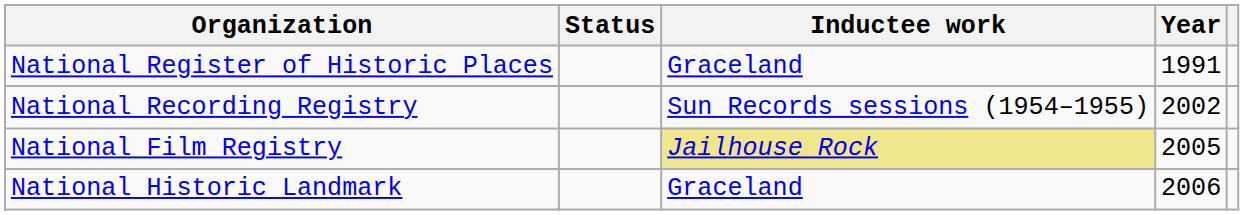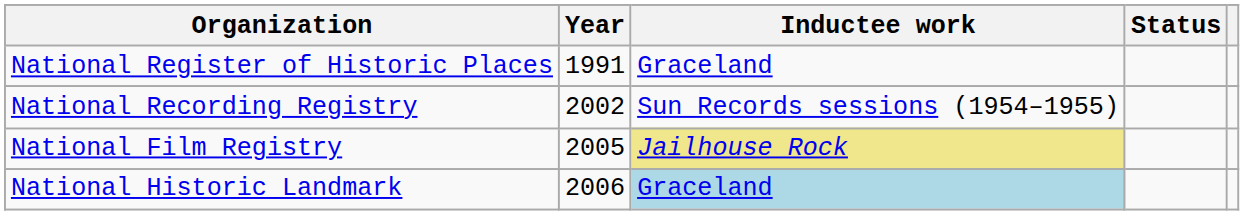columns swapped: (1191, 25) <-> (610, 25)
(735, 189) no background -> (705, 189) lightblue background
